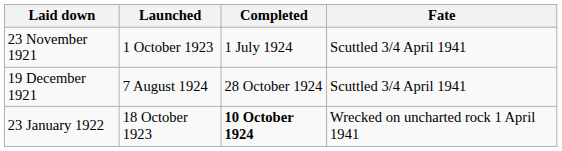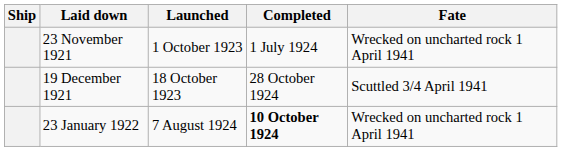+ column: (22, 16)
(398, 47) Scuttled 3/4 April 1941 -> (437, 47) Wrecked on uncharted rock 1 April 1941
(165, 86) 7 August 1924 -> (184, 86) 18 October 1923
(155, 126) 18 October 1923 -> (194, 126) 7 August 1924
